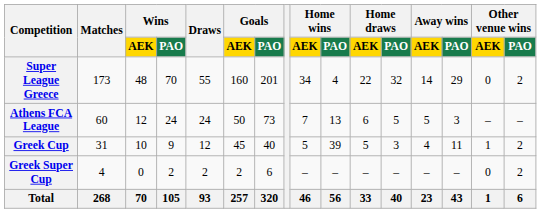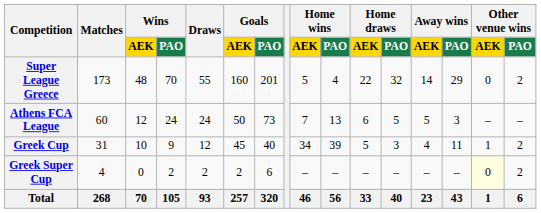(305, 79) 34 -> (305, 79) 5
(305, 145) 5 -> (305, 145) 34
(488, 172) no background -> (488, 172) lightyellow background
